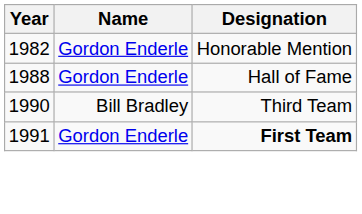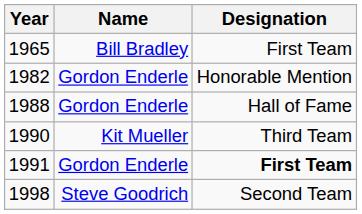+ row: (29, 48)
(142, 106) Bill Bradley -> (145, 135) Kit Mueller
+ row: (29, 194)
